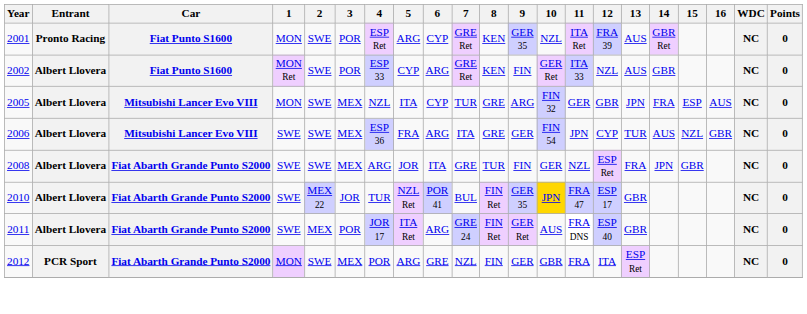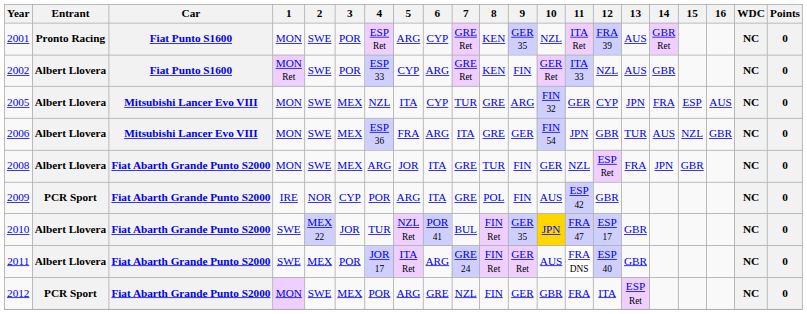(607, 102) GBR -> (607, 102) CYP
(289, 134) SWE -> (289, 134) MON
(607, 134) CYP -> (607, 134) GBR
(289, 166) SWE -> (289, 166) MON
+ row: (18, 198)
